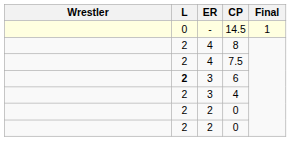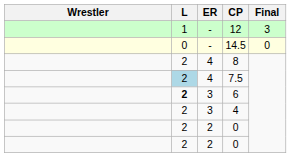+ row: (210, 29)
(267, 29) 1 -> (267, 45) 0
(184, 62) no background -> (184, 78) lightblue background
